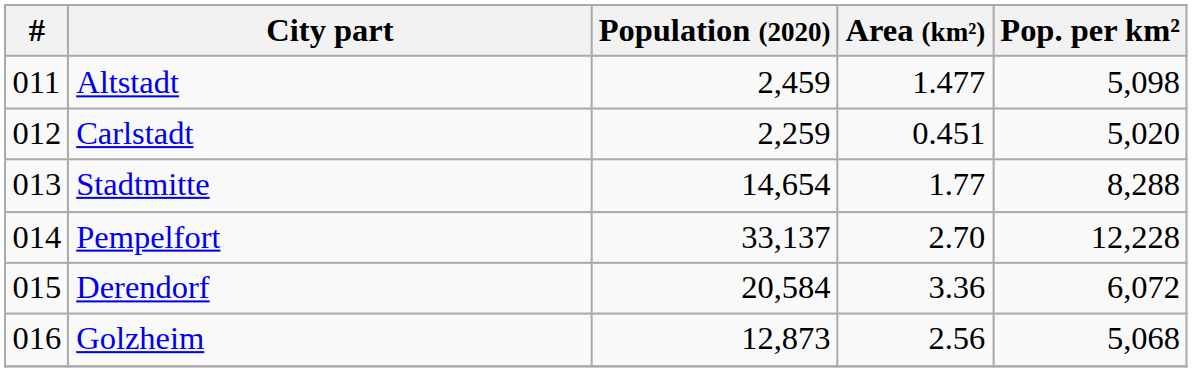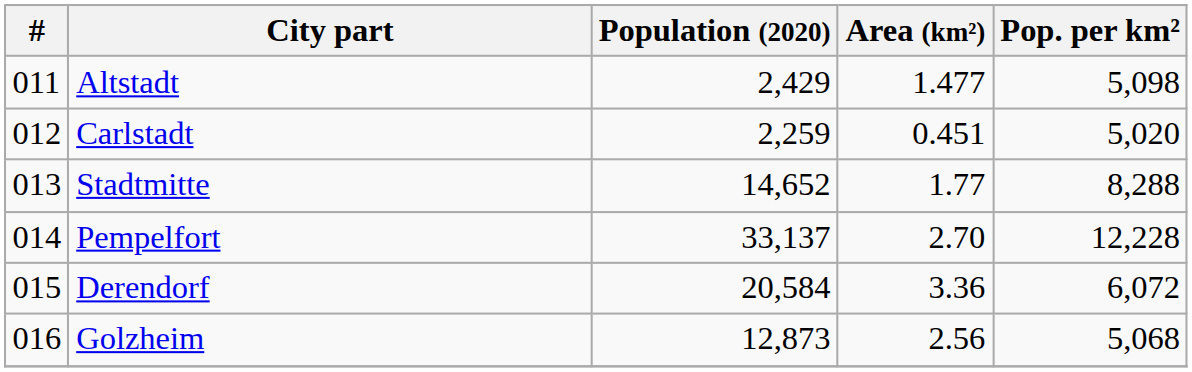(794, 81) 2,459 -> (794, 81) 2,429
(786, 184) 14,654 -> (786, 184) 14,652
